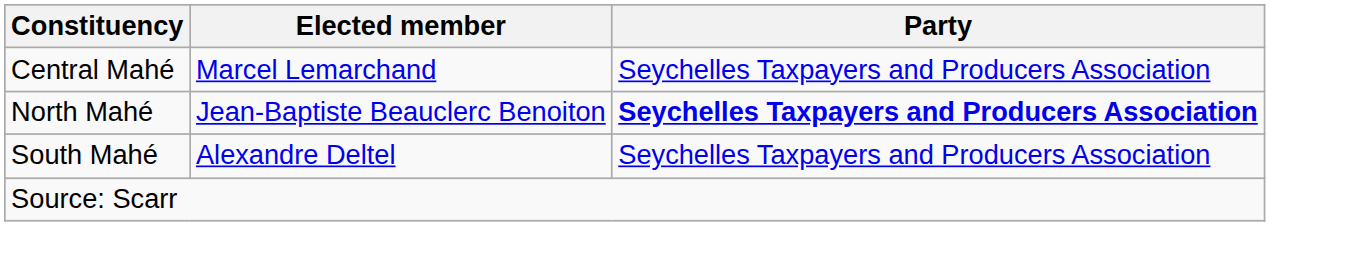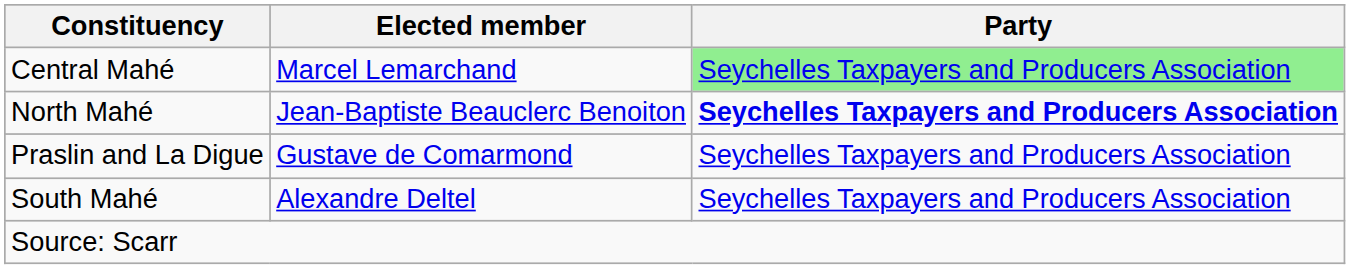(914, 69) no background -> (995, 69) lightgreen background
+ row: (137, 155)
